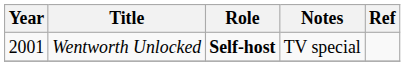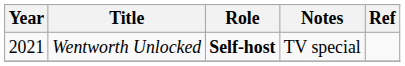(26, 46) 2001 -> (26, 46) 2021
